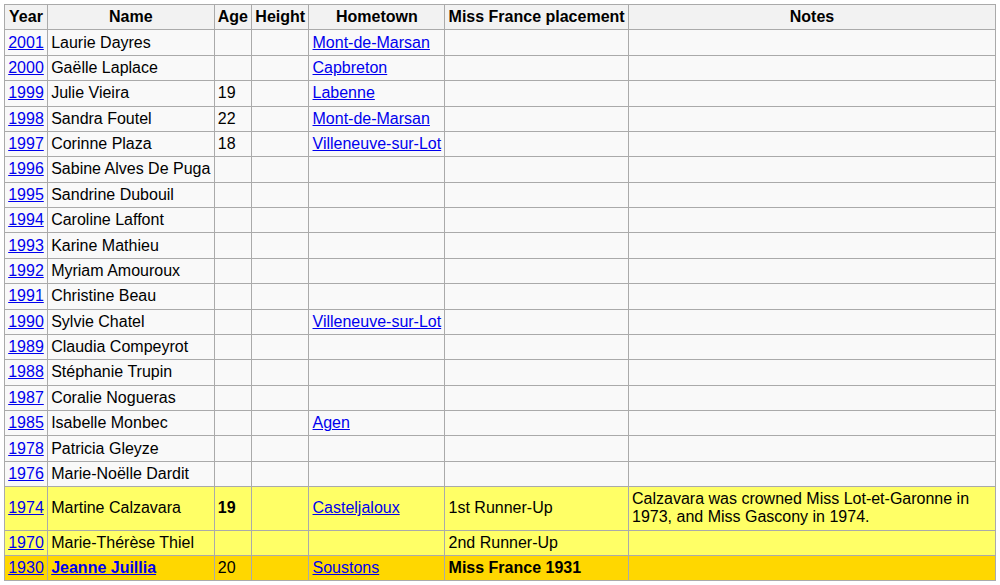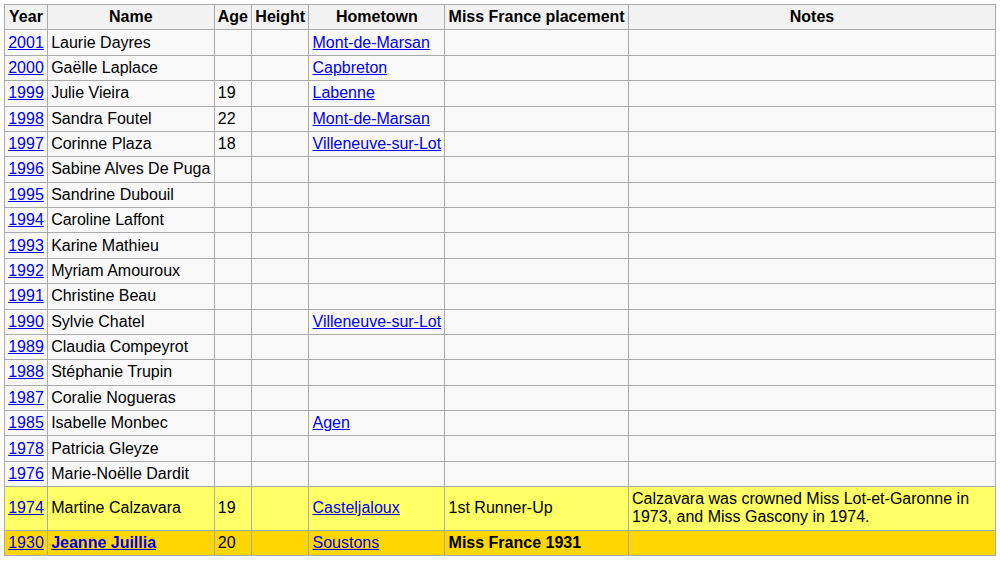(227, 508) bold -> (227, 508) normal
- row: (123, 542)
